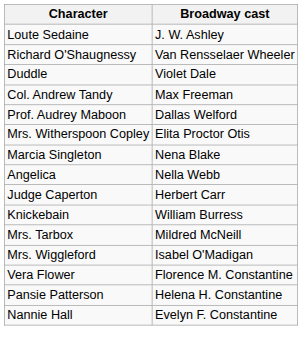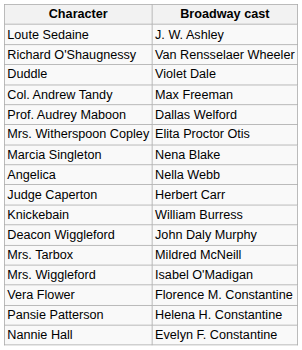+ row: (61, 235)
